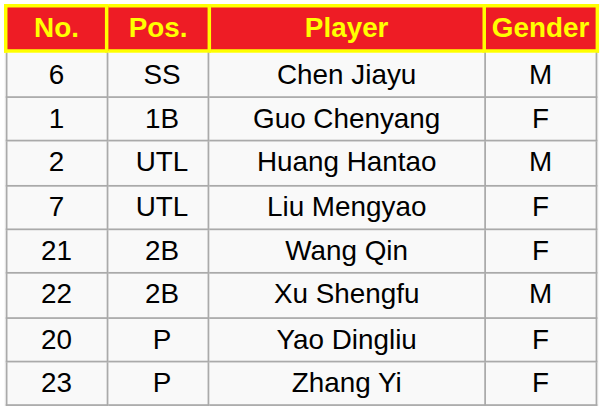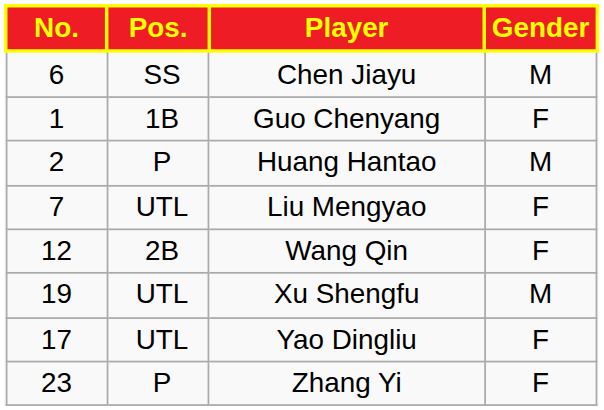(158, 162) UTL -> (158, 162) P
(57, 250) 21 -> (57, 250) 12
(57, 294) 22 -> (57, 294) 19
(158, 294) 2B -> (158, 294) UTL
(57, 339) 20 -> (57, 339) 17
(158, 339) P -> (158, 339) UTL
